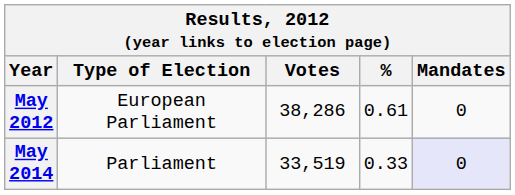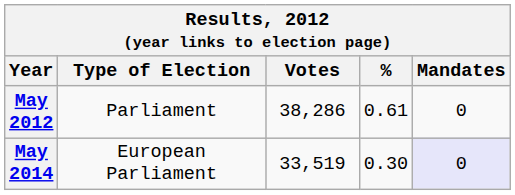(162, 112) European Parliament -> (162, 112) Parliament
(162, 163) Parliament -> (162, 163) European Parliament
(386, 163) 0.33 -> (386, 163) 0.30
